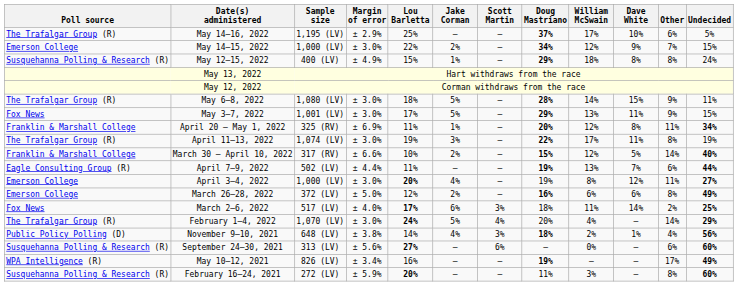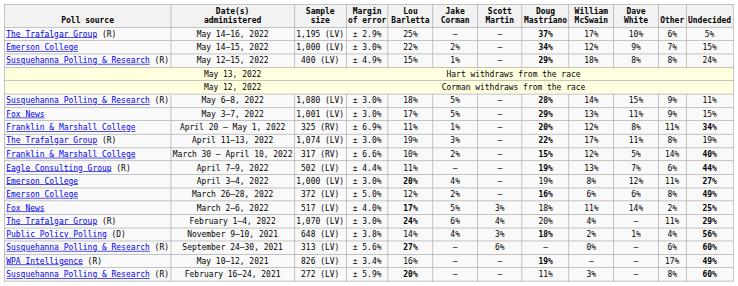(61, 100) The Trafalgar Group (R) -> (88, 100) Susquehanna Polling & Research (R)
(455, 207) 6% -> (455, 207) 5%
(455, 221) 5% -> (455, 221) 6%
(672, 221) 14% -> (672, 221) 11%
